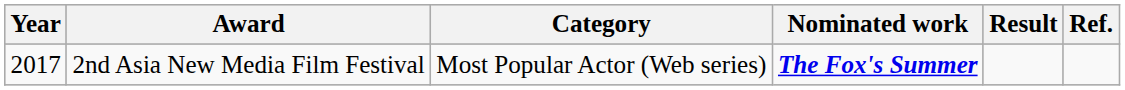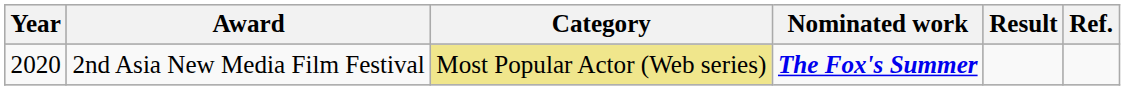(36, 64) 2017 -> (36, 64) 2020
(601, 64) no background -> (601, 64) khaki background
